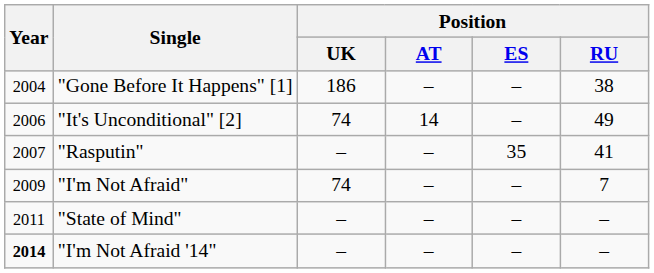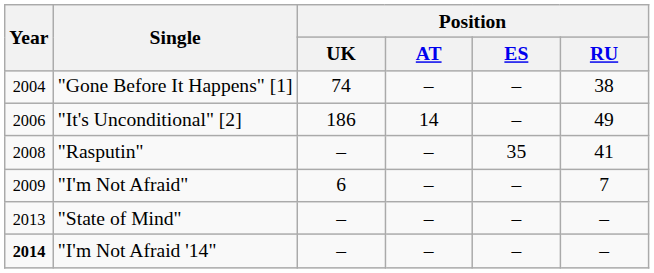(341, 86) 186 -> (341, 86) 74
(341, 119) 74 -> (341, 119) 186
(29, 153) 2007 -> (29, 153) 2008
(341, 185) 74 -> (341, 185) 6
(29, 218) 2011 -> (29, 218) 2013
